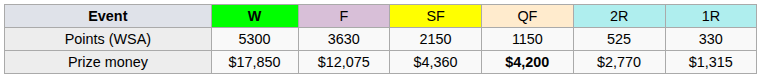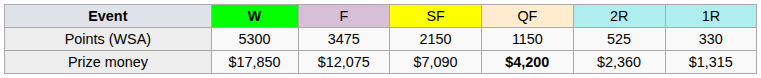(344, 39) 3630 -> (344, 39) 3475
(436, 62) $4,360 -> (436, 62) $7,090
(619, 62) $2,770 -> (619, 62) $2,360
